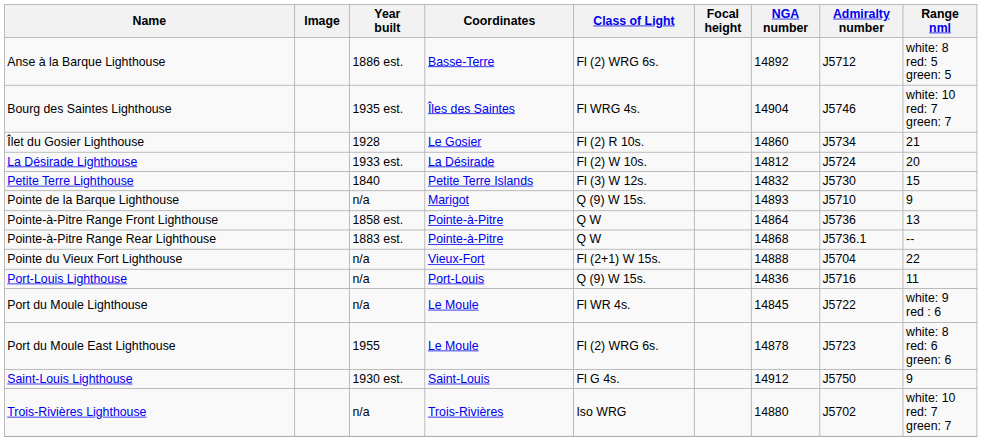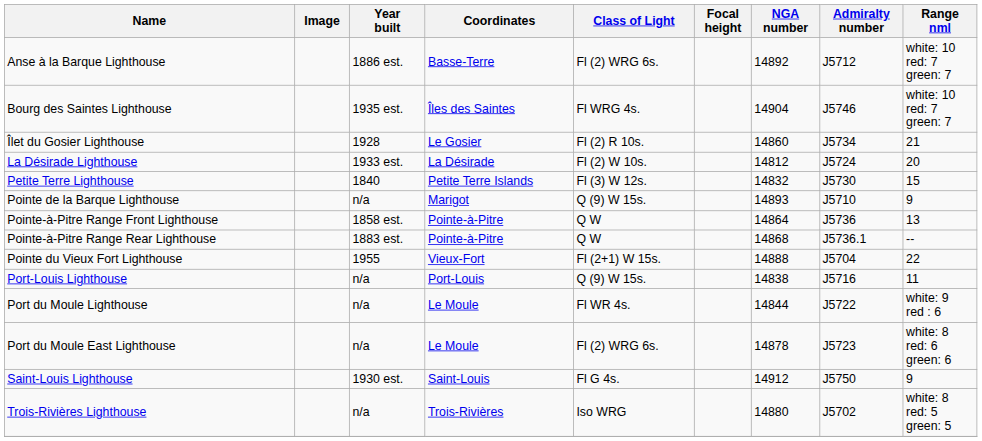(929, 61) white: 8 red: 5 green: 5 -> (931, 61) white: 10 red: 7 green: 7
(361, 259) n/a -> (366, 259) 1955
(771, 278) 14836 -> (771, 278) 14838
(771, 305) 14845 -> (771, 305) 14844
(366, 345) 1955 -> (361, 345) n/a
(931, 412) white: 10 red: 7 green: 7 -> (929, 412) white: 8 red: 5 green: 5
